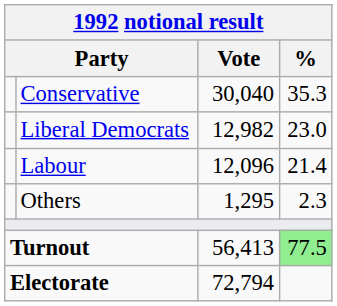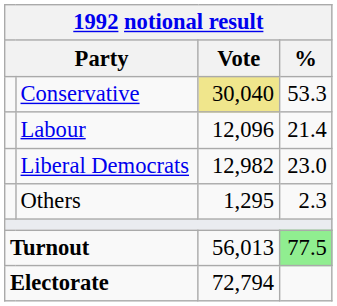(243, 93) no background -> (243, 93) khaki background
(307, 93) 35.3 -> (307, 93) 53.3
rows swapped: (105, 129) <-> (53, 165)
(243, 247) 56,413 -> (243, 247) 56,013
